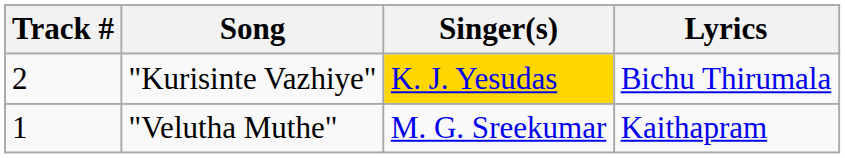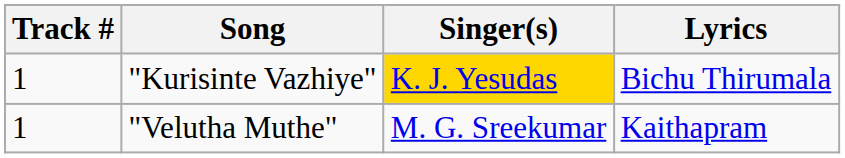(20, 78) 2 -> (20, 78) 1
